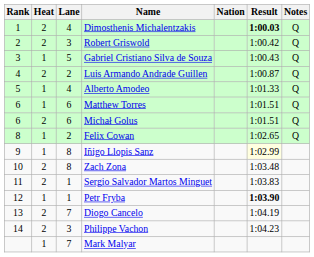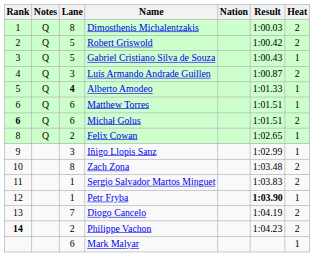columns swapped: (44, 12) <-> (296, 12)
(69, 27) 4 -> (72, 27) 8
(264, 27) bold -> (268, 27) normal
(69, 43) 3 -> (72, 43) 5
(69, 74) 2 -> (72, 74) 3
(69, 89) normal -> (72, 89) bold
(18, 120) normal -> (18, 120) bold
(69, 151) 8 -> (72, 151) 3
(264, 151) lightyellow background -> (268, 151) no background
(18, 228) normal -> (18, 228) bold
(69, 228) 3 -> (72, 228) 2
(69, 244) 7 -> (72, 244) 6
